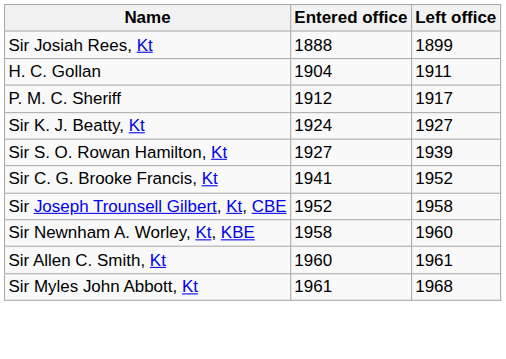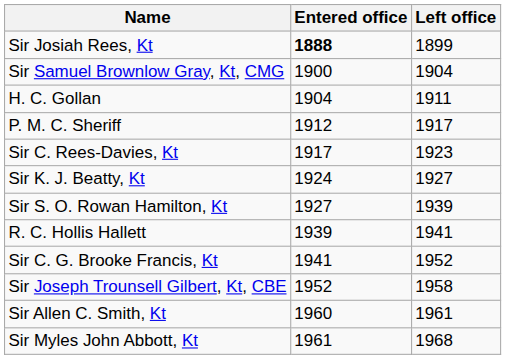(313, 44) normal -> (313, 44) bold
+ row: (146, 71)
+ row: (93, 152)
+ row: (77, 233)
- row: (132, 233)
